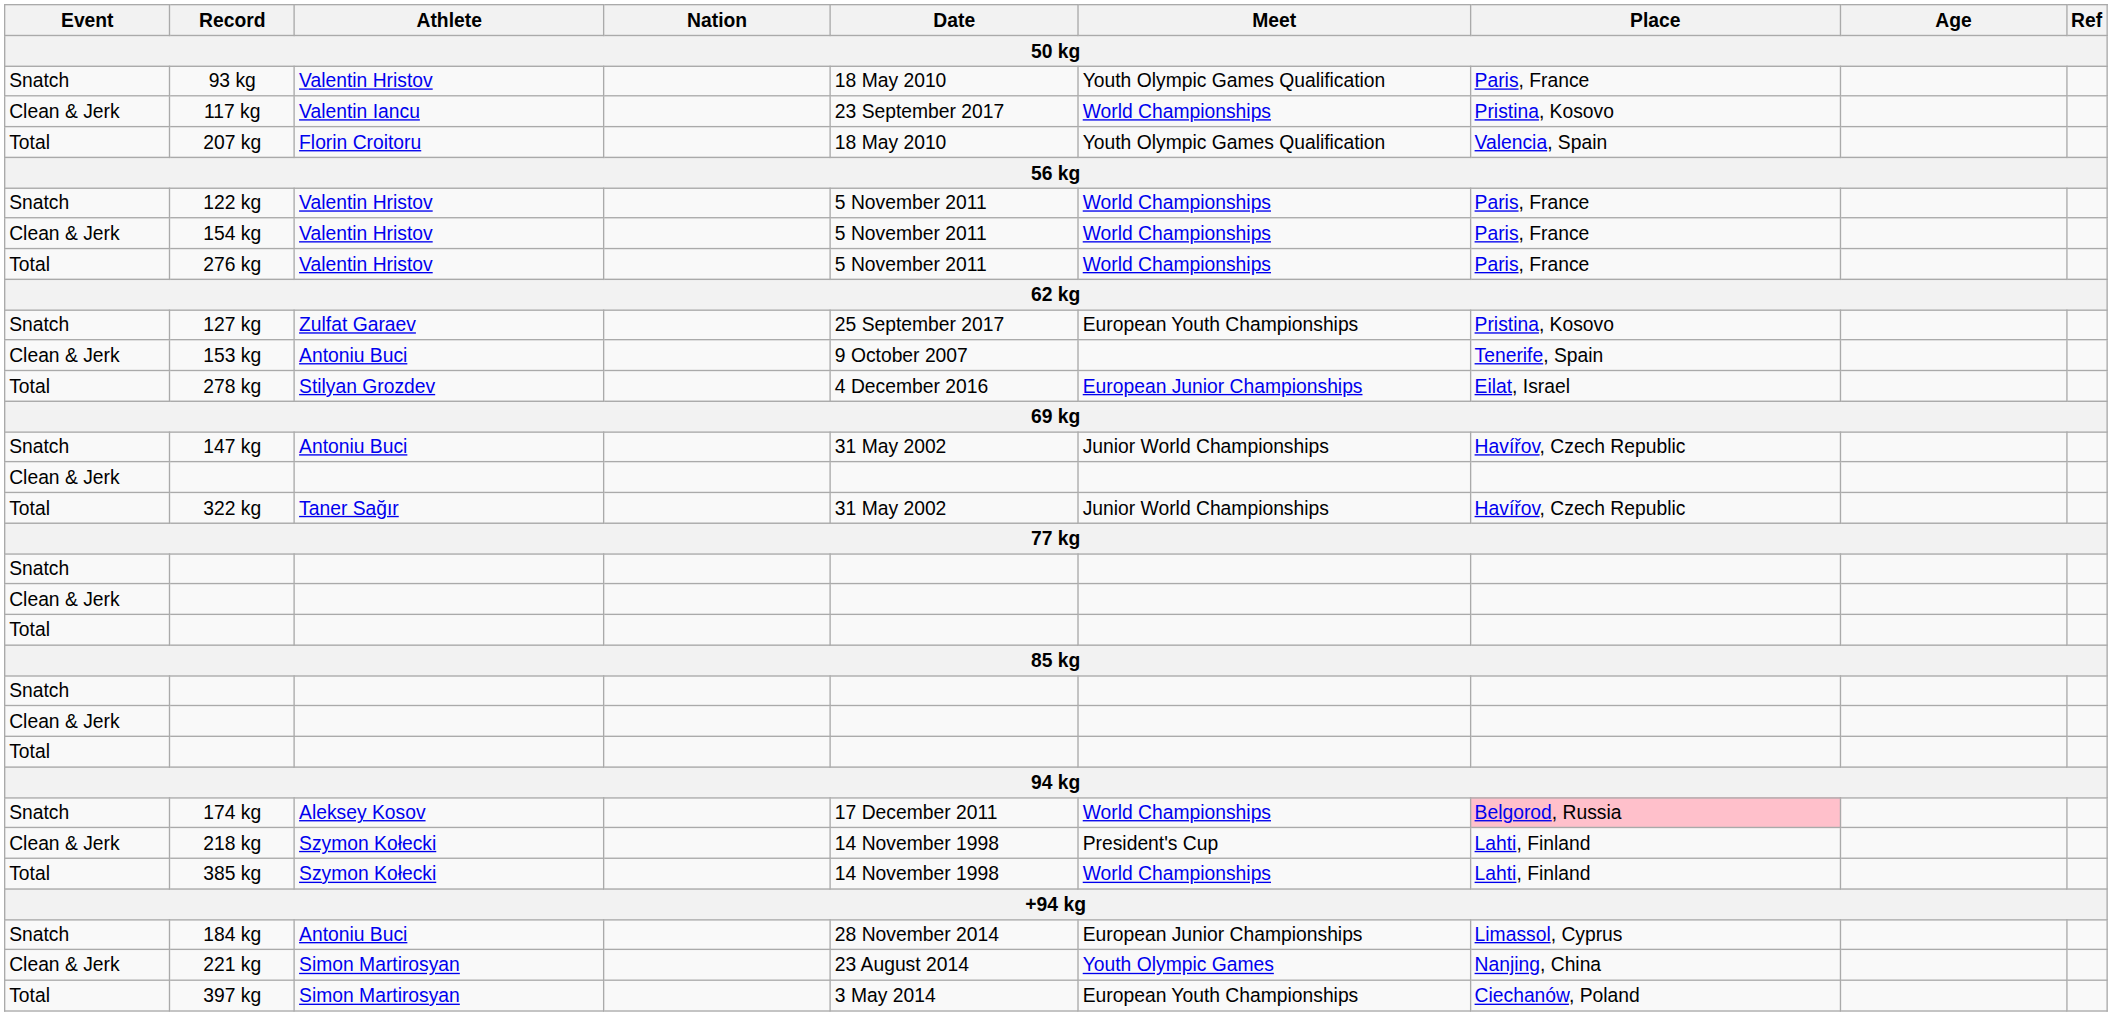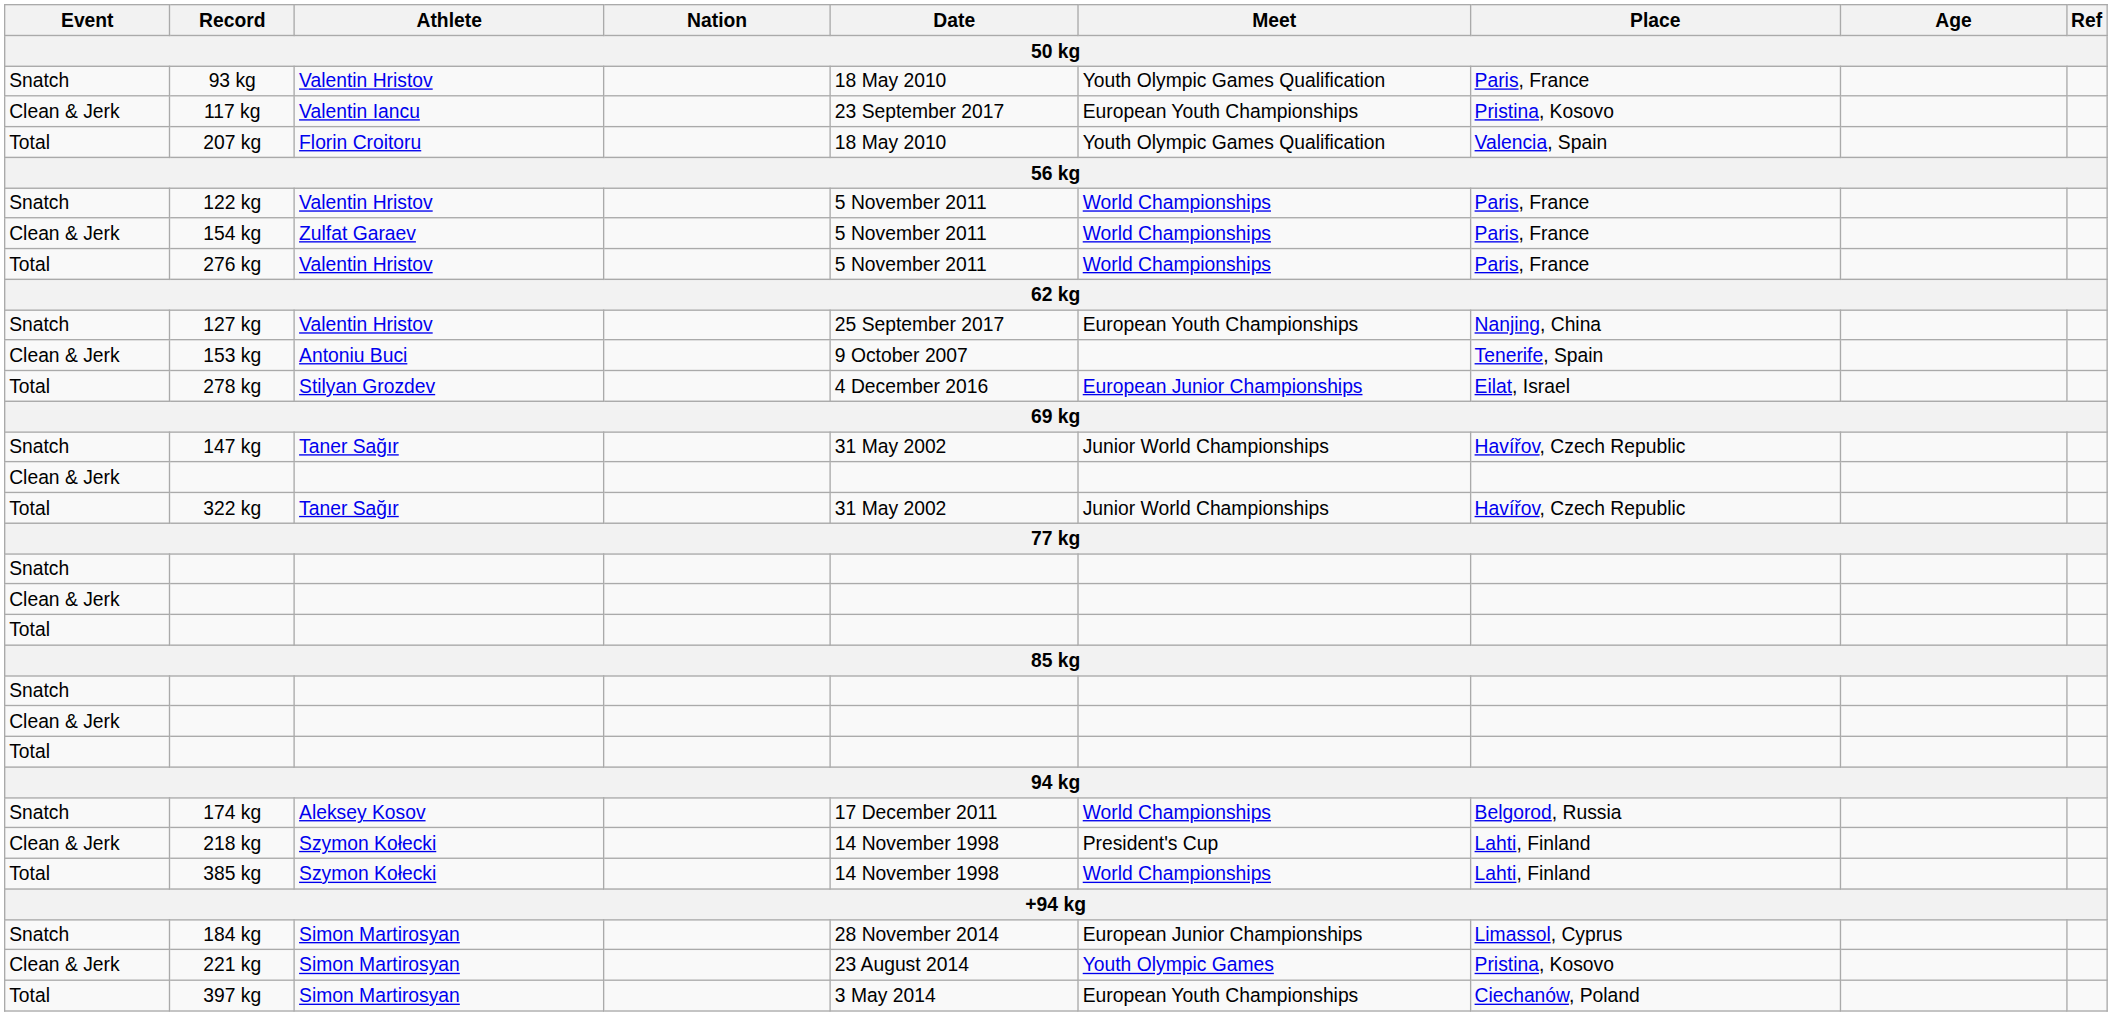(1177, 112) World Championships -> (1220, 112) European Youth Championships
(366, 234) Valentin Hristov -> (357, 234) Zulfat Garaev
(357, 325) Zulfat Garaev -> (366, 325) Valentin Hristov
(1544, 325) Pristina, Kosovo -> (1538, 325) Nanjing, China
(353, 447) Antoniu Buci -> (349, 447) Taner Sağır
(1548, 813) pink background -> (1548, 813) no background
(353, 935) Antoniu Buci -> (379, 935) Simon Martirosyan
(1538, 965) Nanjing, China -> (1544, 965) Pristina, Kosovo
